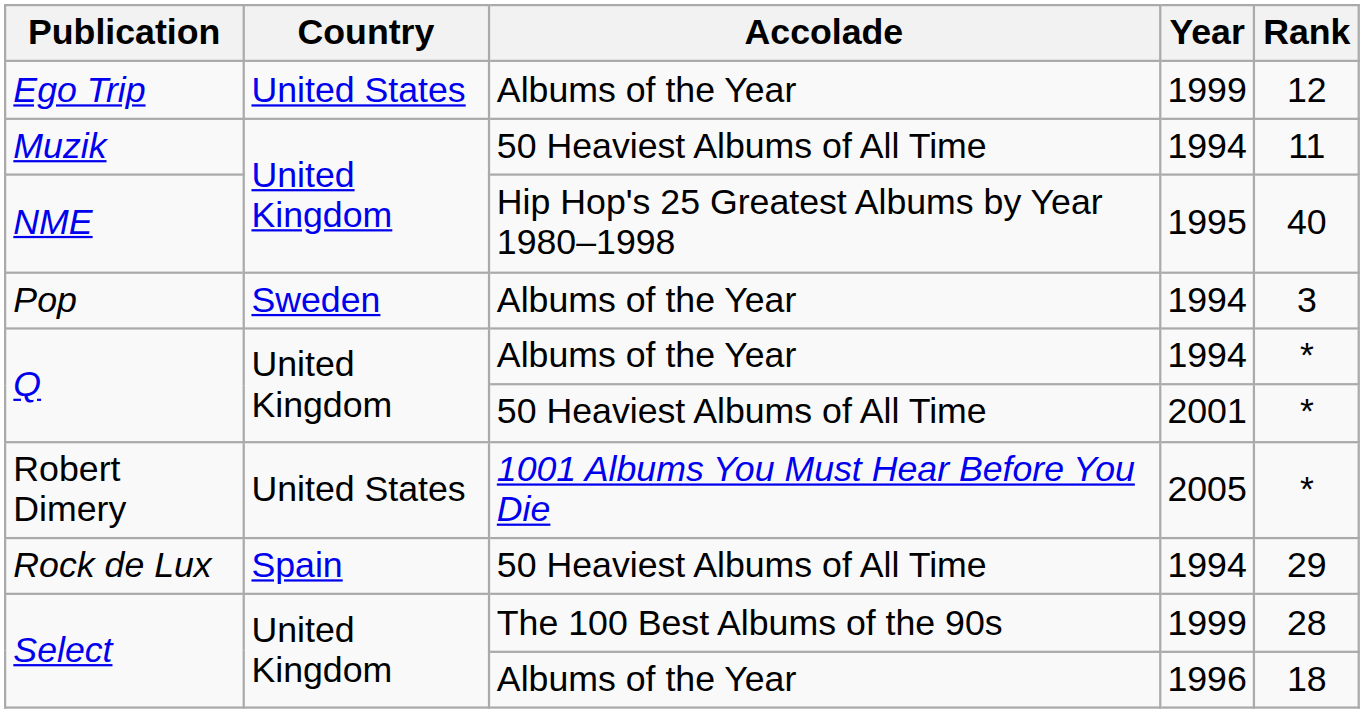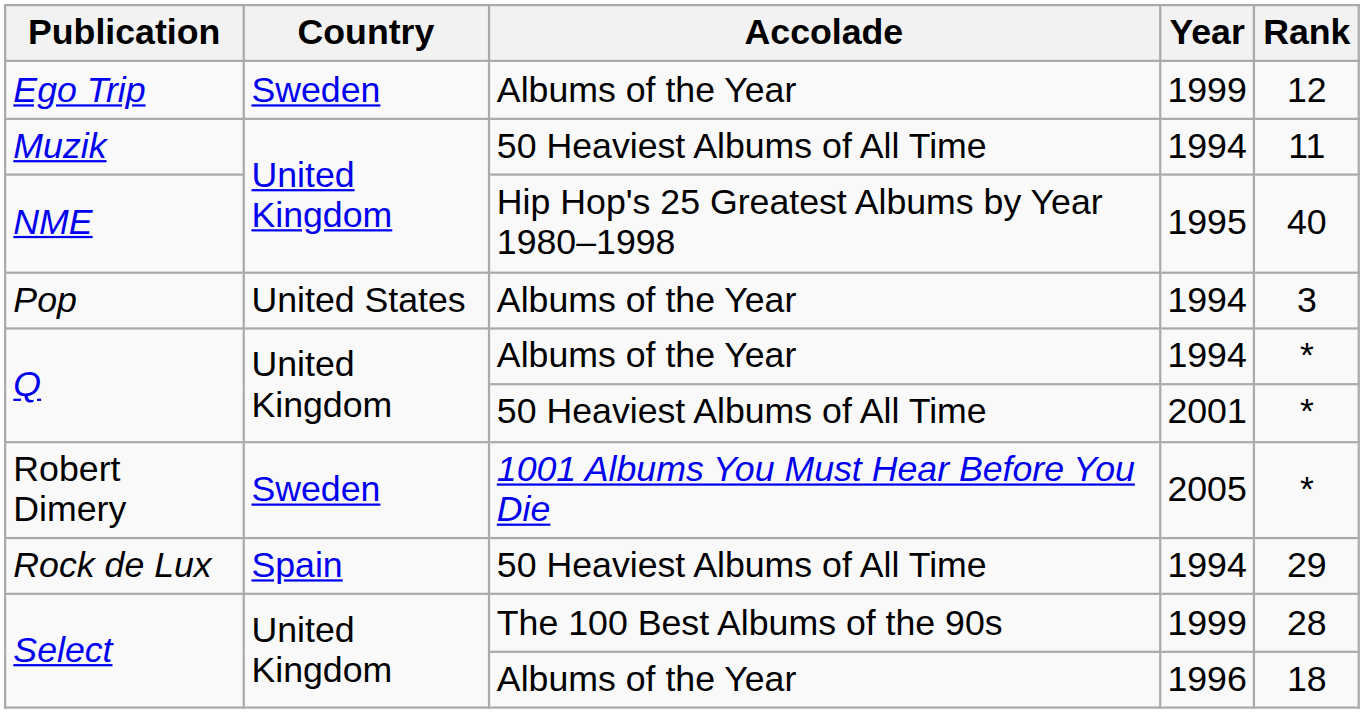(359, 89) United States -> (316, 89) Sweden
(316, 299) Sweden -> (359, 299) United States
(359, 489) United States -> (316, 489) Sweden
